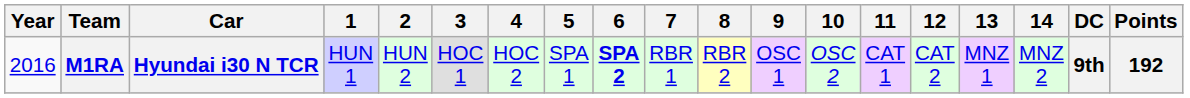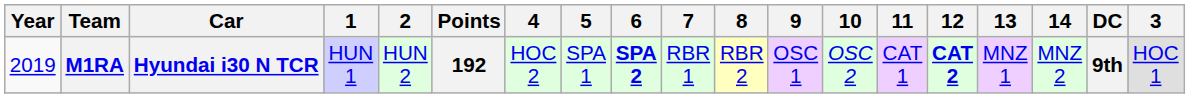columns swapped: (460, 21) <-> (1146, 21)
(33, 65) 2016 -> (33, 65) 2019
(935, 65) normal -> (953, 65) bold
